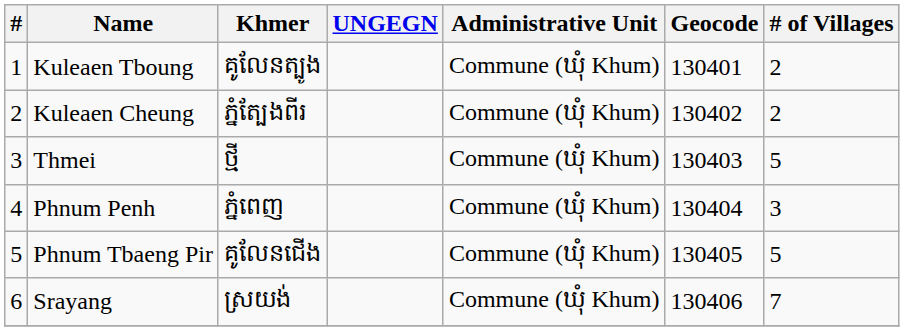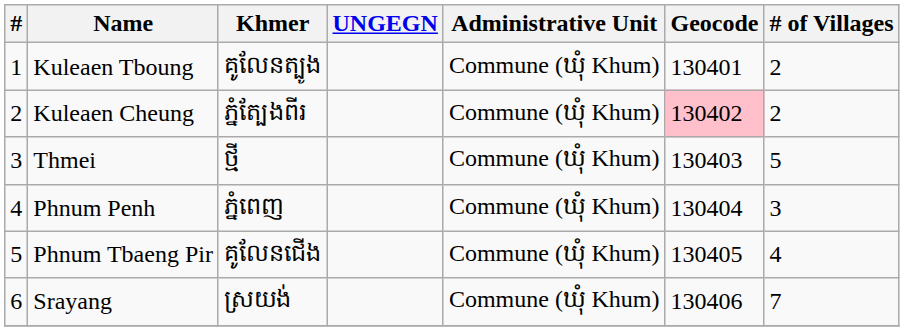(706, 113) no background -> (706, 113) pink background
(776, 254) 5 -> (776, 254) 4
